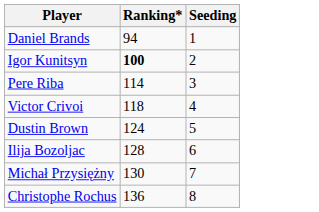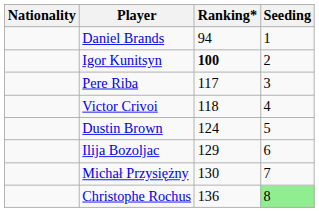+ column: (42, 15)
(133, 83) 114 -> (208, 83) 117
(134, 151) 128 -> (208, 151) 129
(193, 196) no background -> (267, 196) lightgreen background
